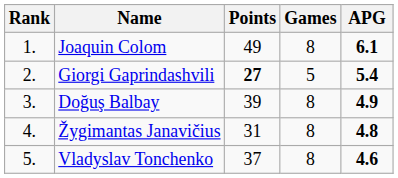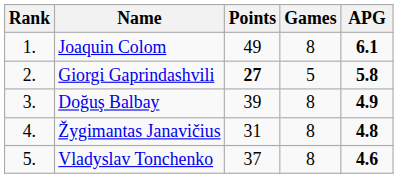(367, 74) 5.4 -> (367, 74) 5.8
